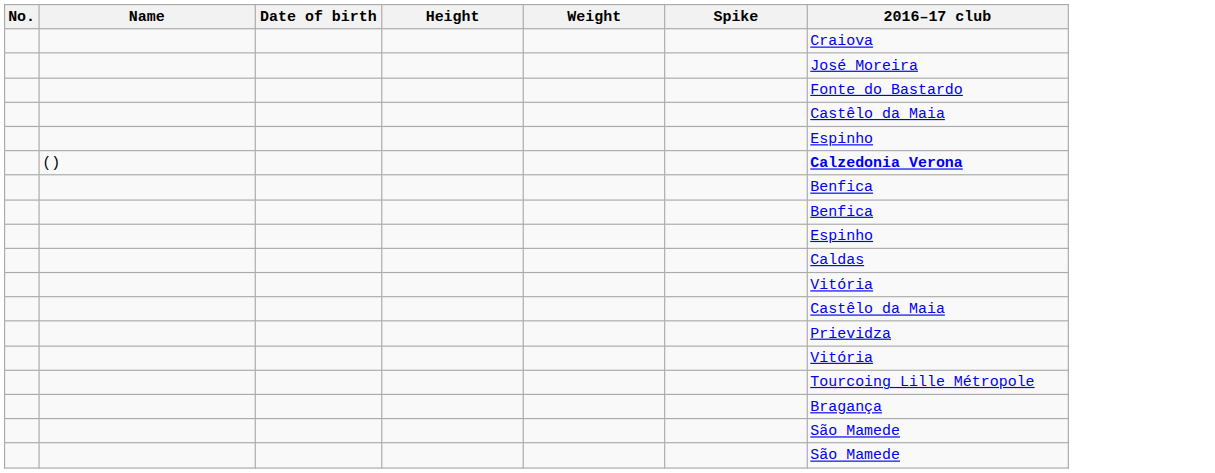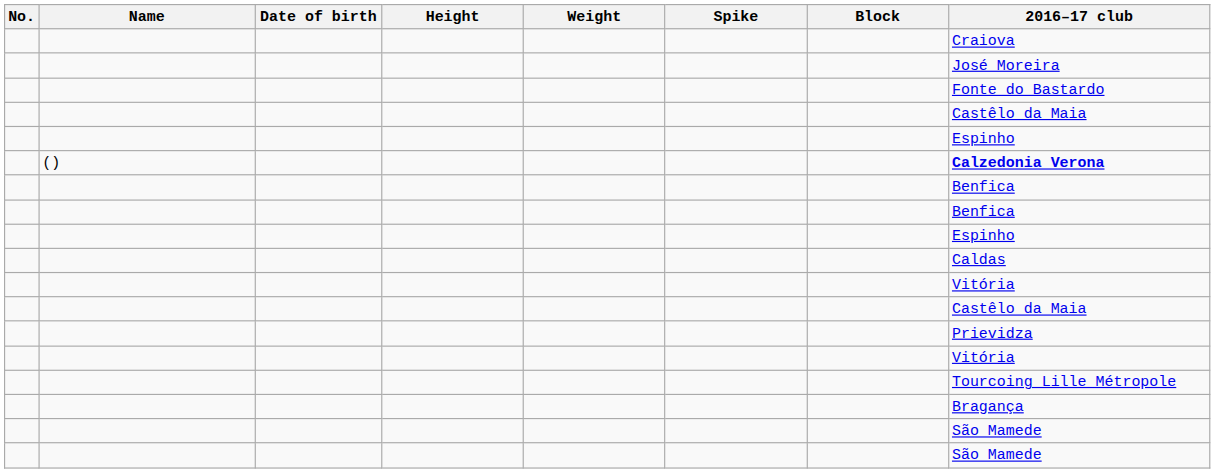+ column: (878, 17)
